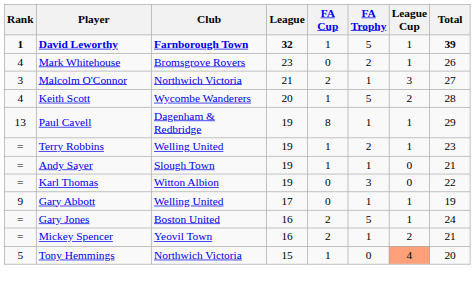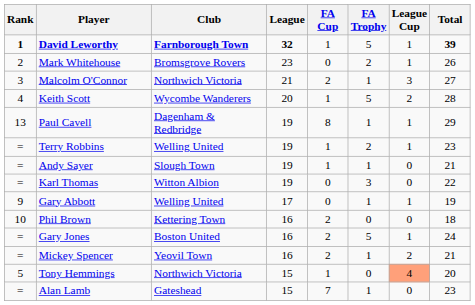(20, 62) 4 -> (20, 62) 2
+ row: (65, 219)
+ row: (64, 291)
